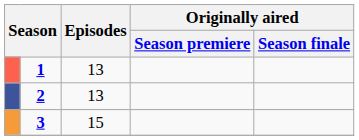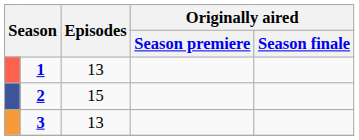(96, 95) 13 -> (96, 95) 15
(96, 122) 15 -> (96, 122) 13
